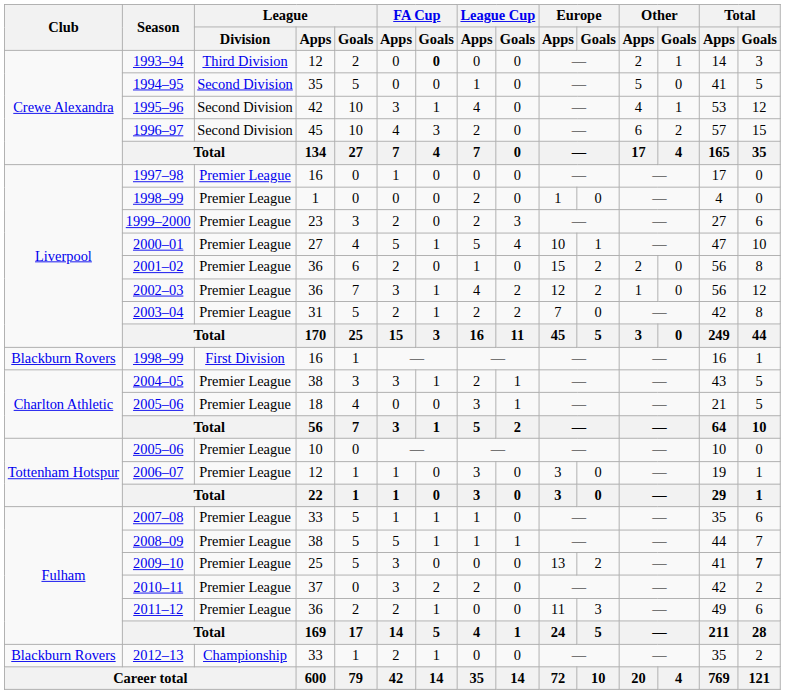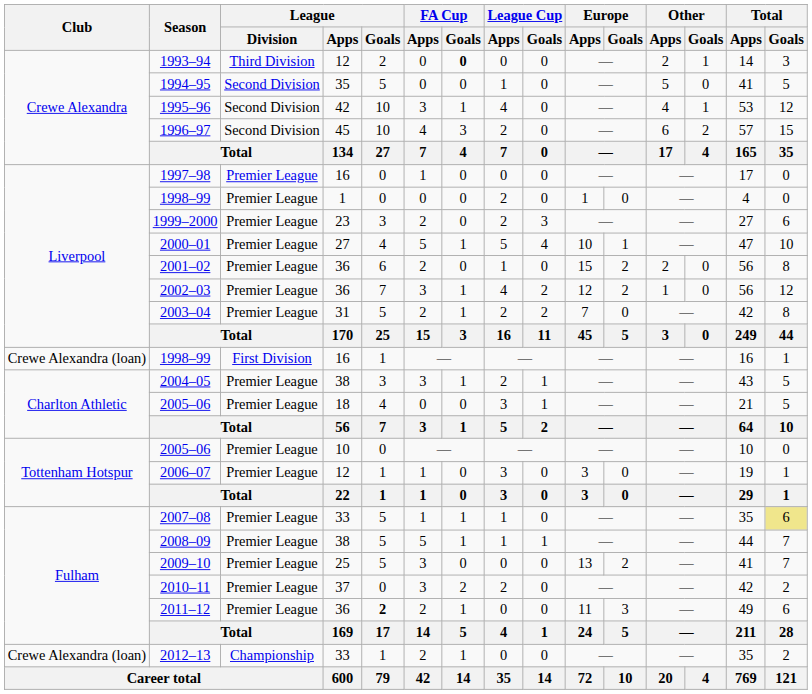(63, 358) Blackburn Rovers -> (77, 358) Crewe Alexandra (loan)
(759, 518) no background -> (786, 518) khaki background
(759, 564) bold -> (786, 564) normal
(356, 609) normal -> (383, 609) bold
(63, 655) Blackburn Rovers -> (77, 655) Crewe Alexandra (loan)
